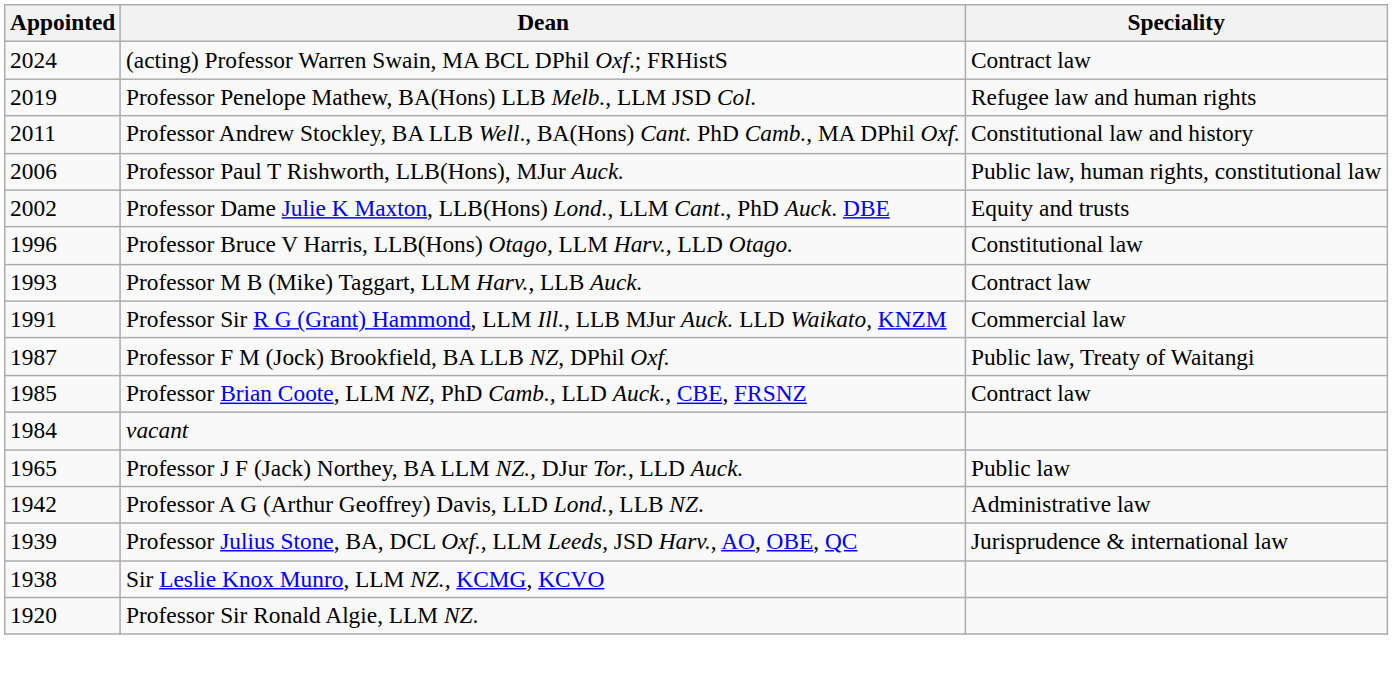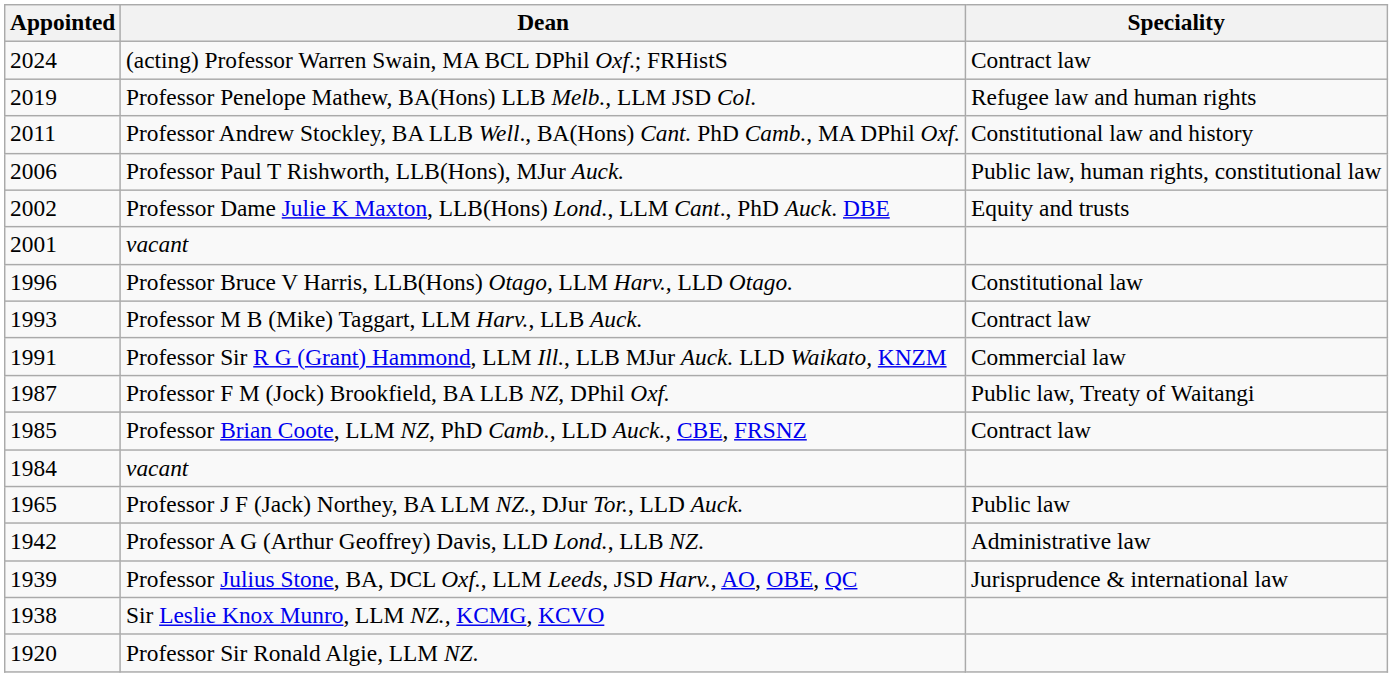+ row: (33, 245)
